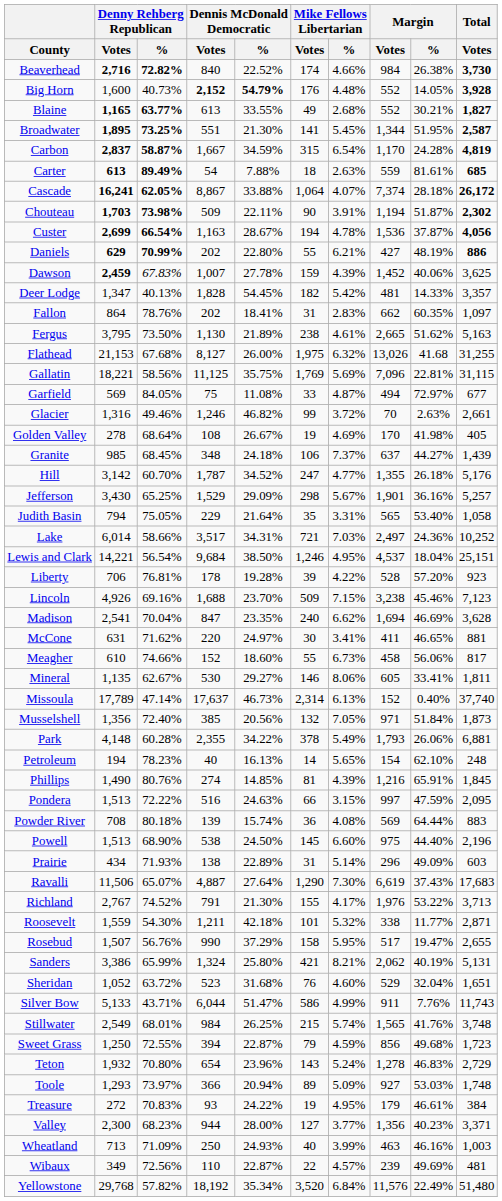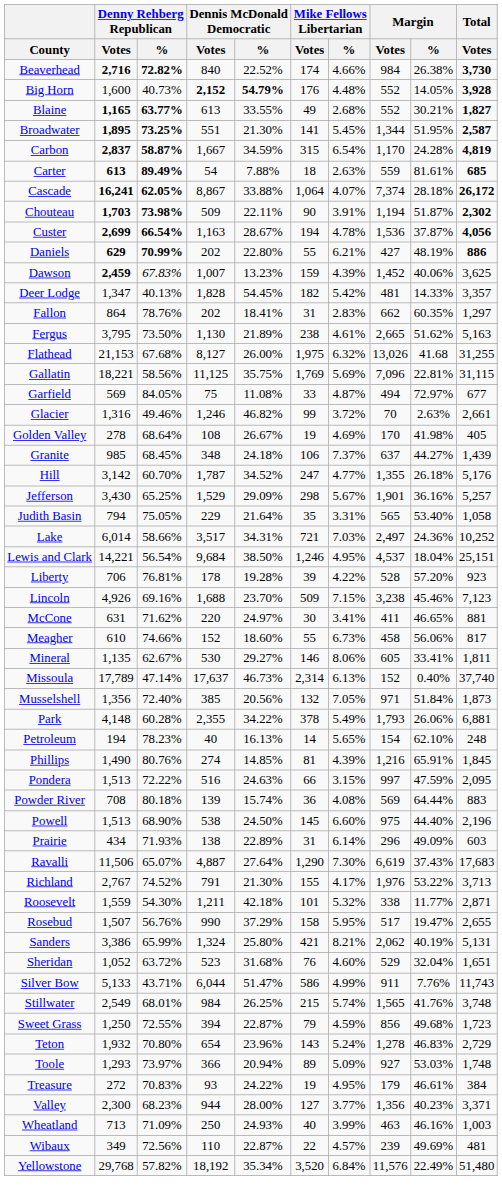(263, 272) 27.78% -> (263, 272) 13.23%
(477, 313) 1,097 -> (477, 313) 1,297
- row: (50, 617)
(349, 861) 5.14% -> (349, 841) 6.14%
